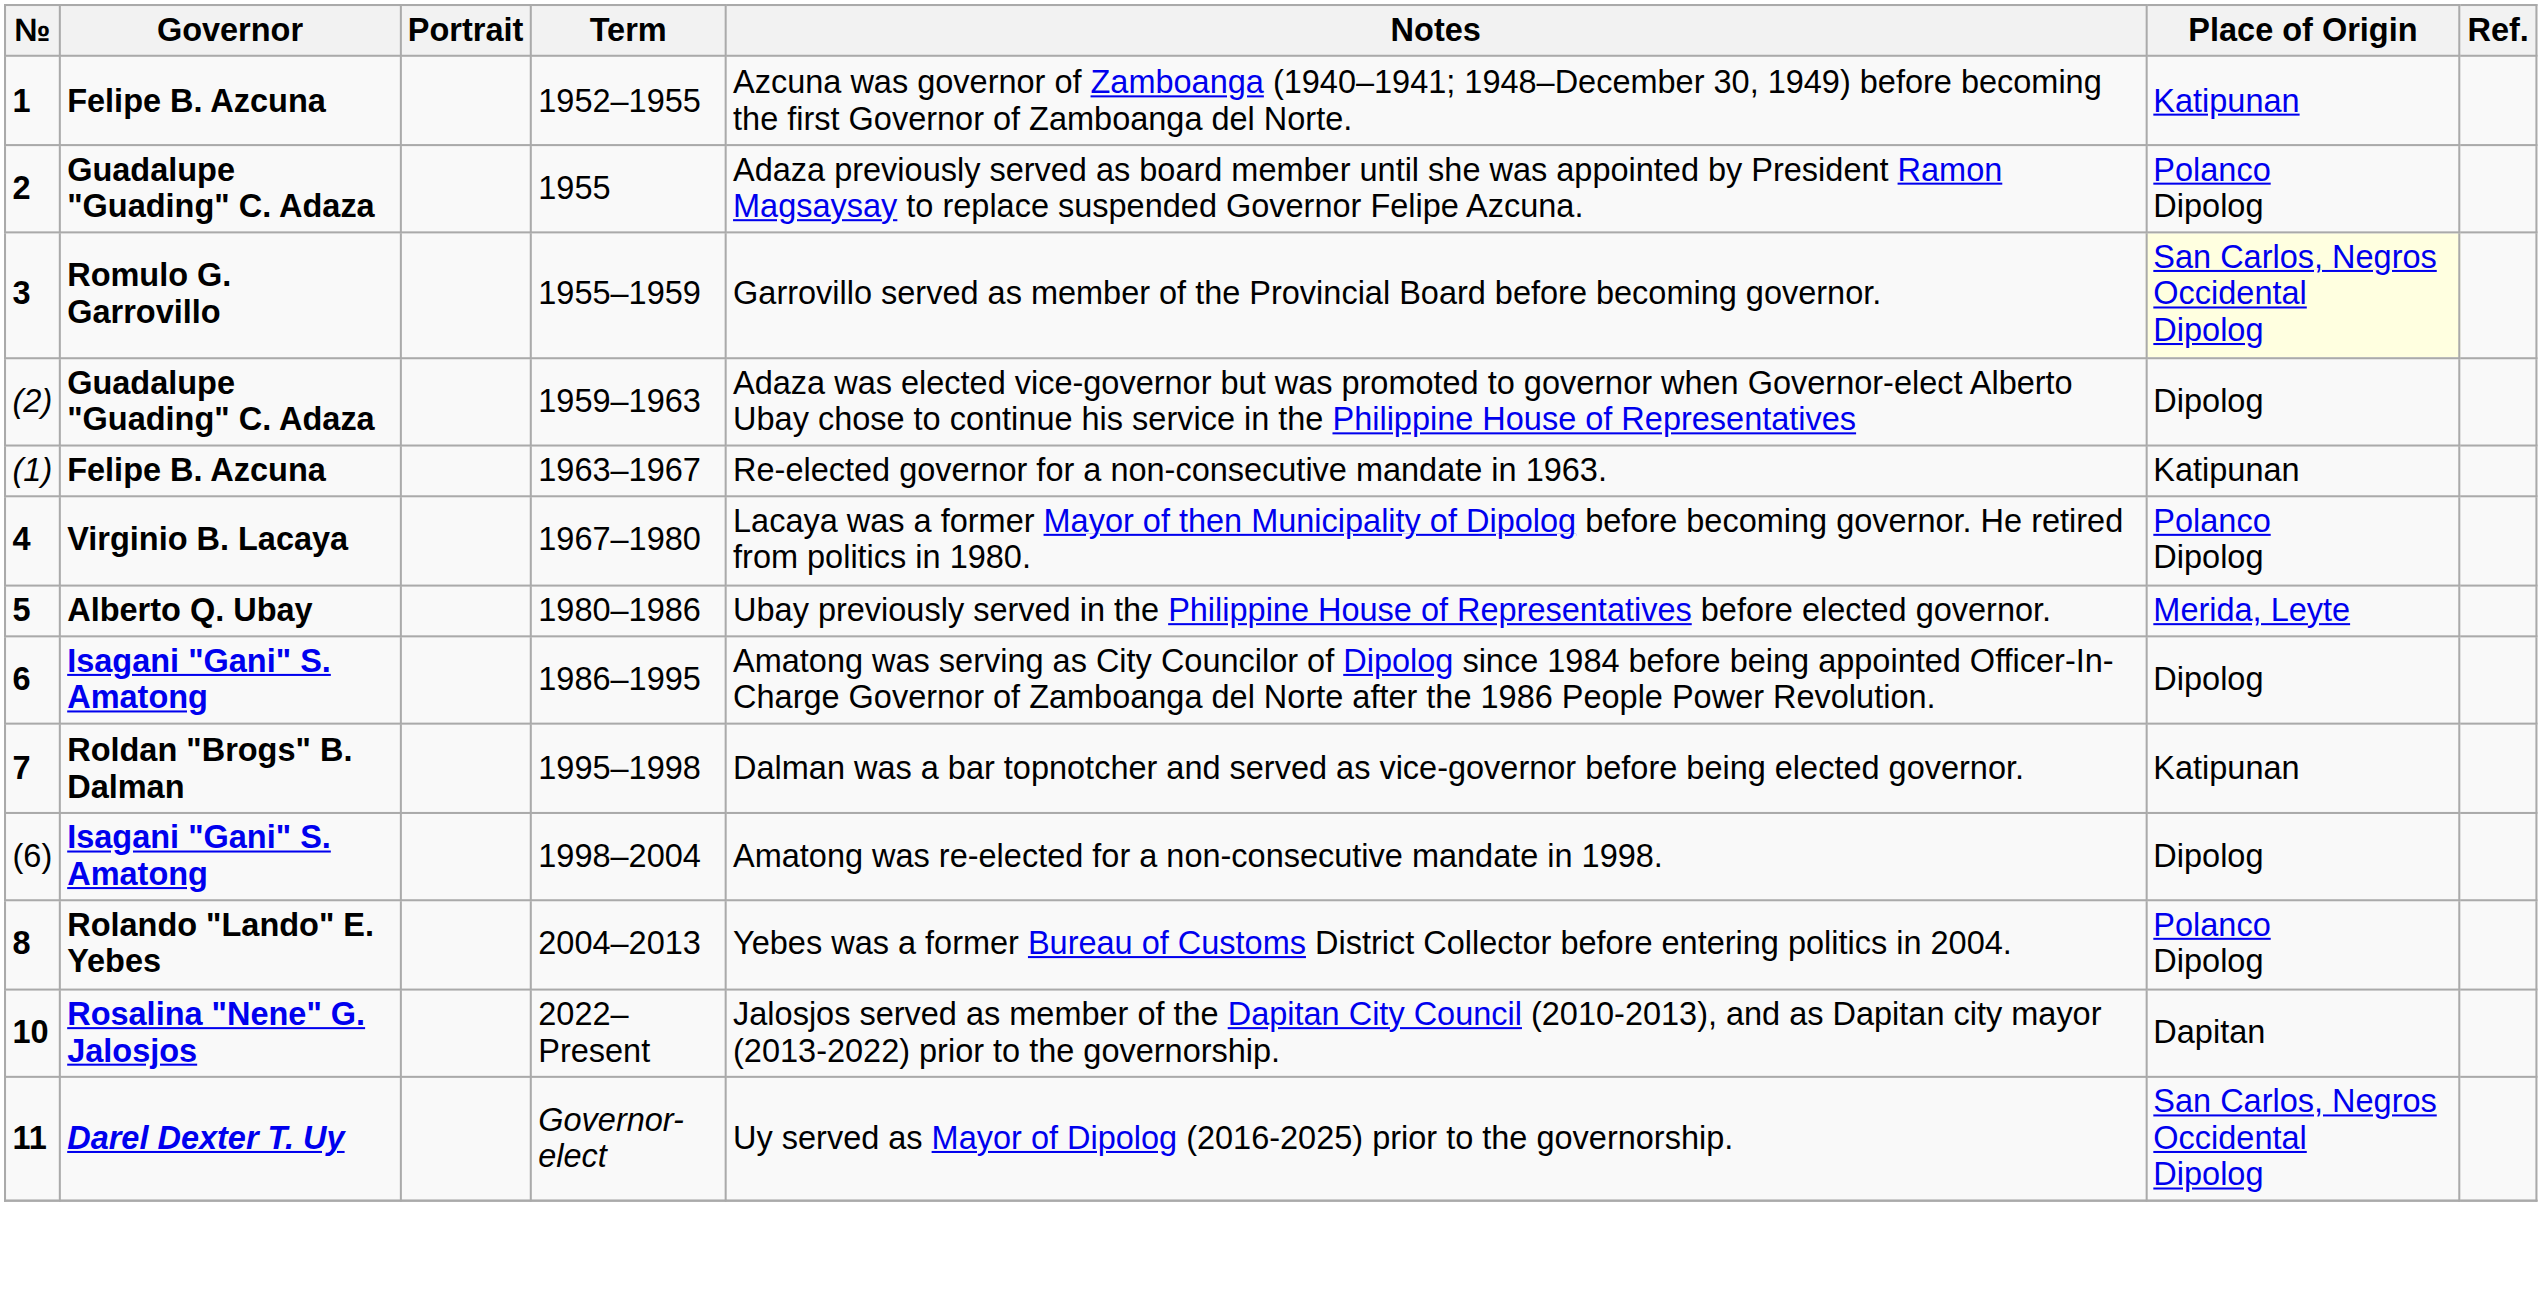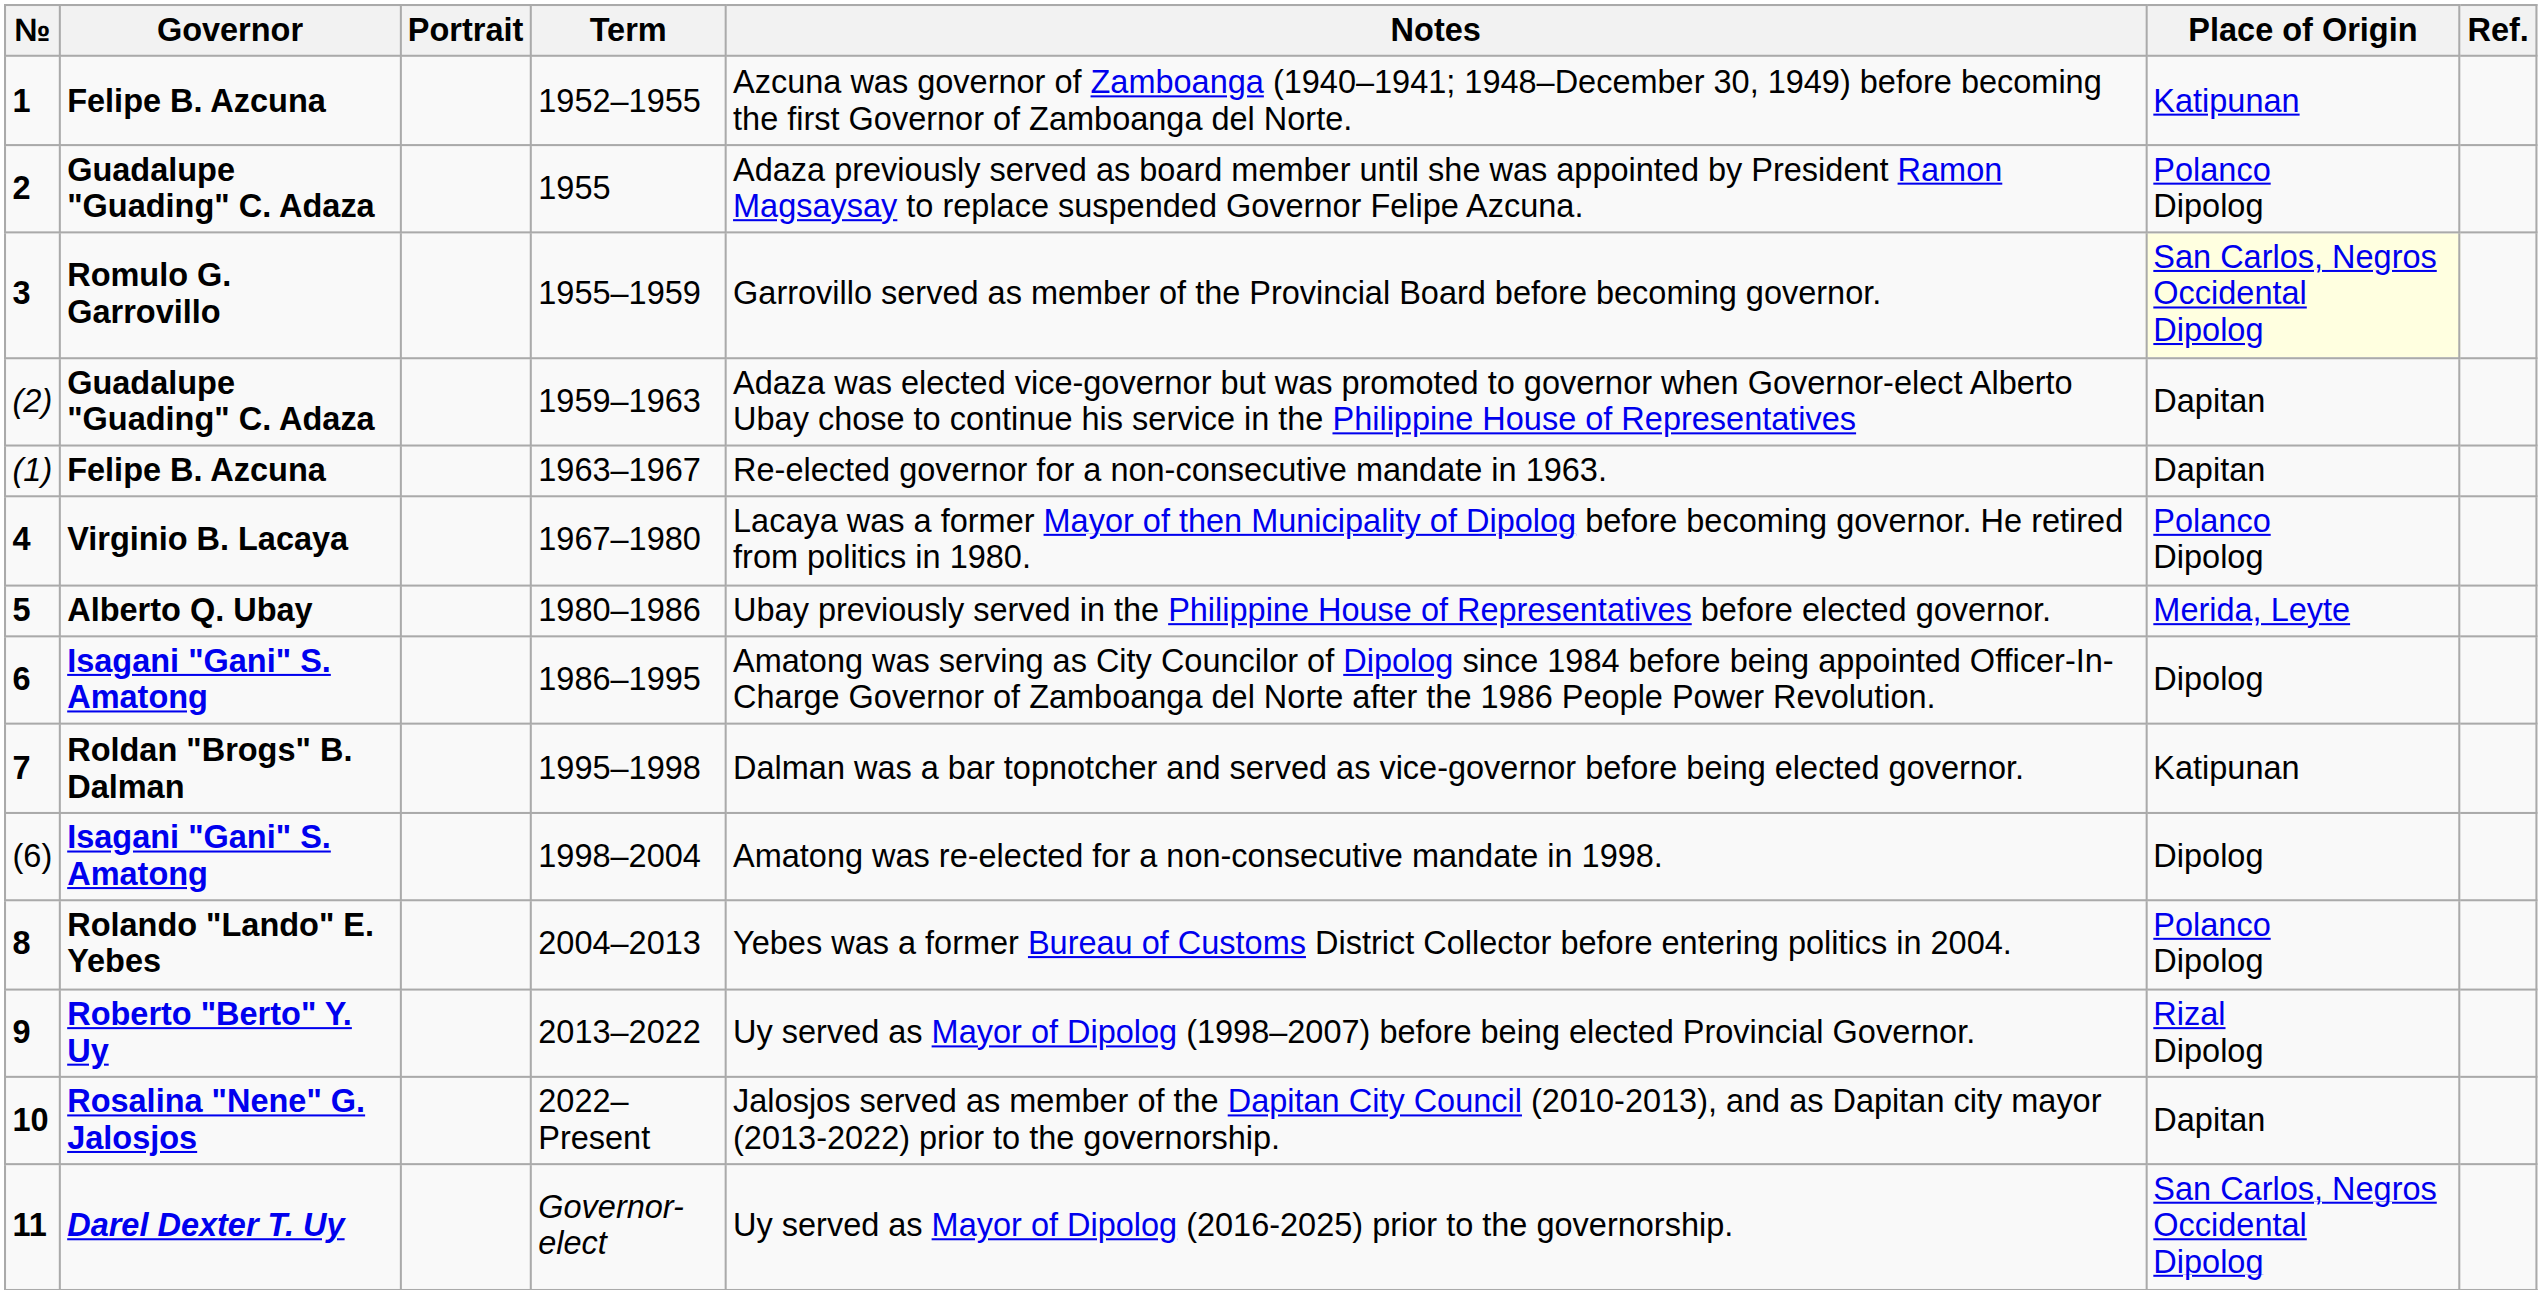(2208, 400) Dipolog -> (2209, 400) Dapitan
(2226, 470) Katipunan -> (2209, 470) Dapitan
+ row: (22, 1032)
